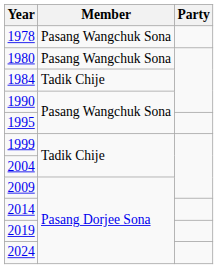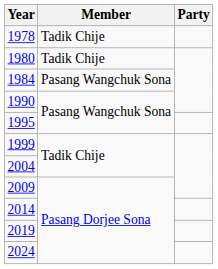(106, 36) Pasang Wangchuk Sona -> (73, 36) Tadik Chije
(106, 58) Pasang Wangchuk Sona -> (73, 58) Tadik Chije
(73, 79) Tadik Chije -> (106, 79) Pasang Wangchuk Sona
